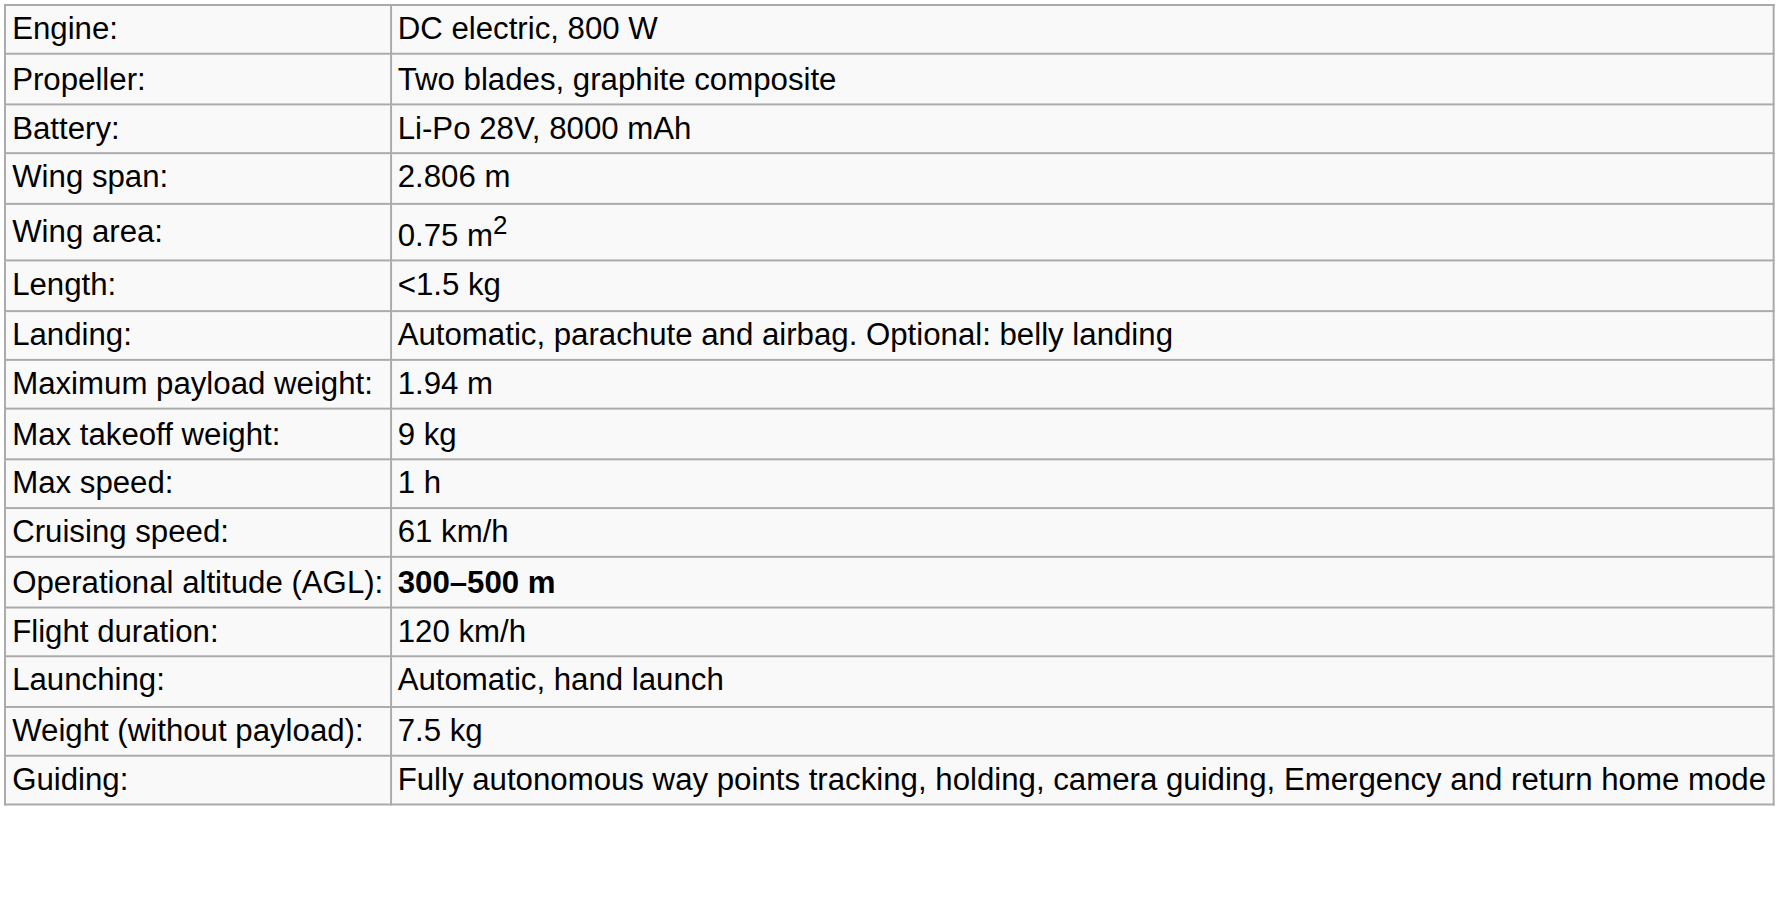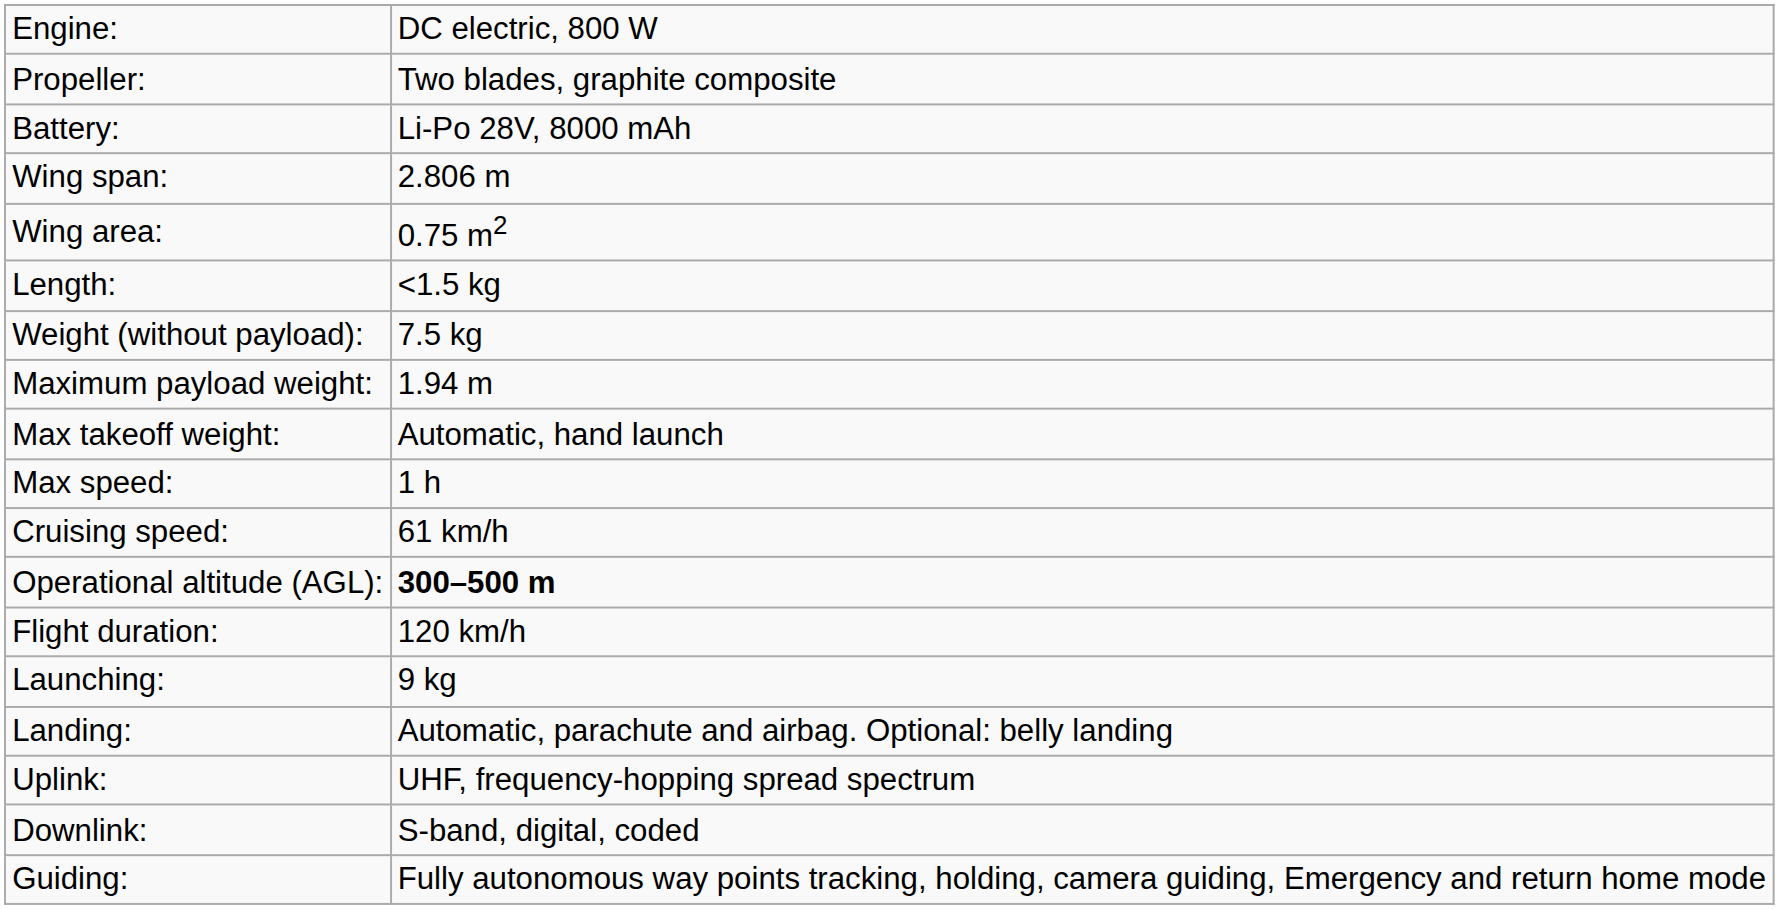rows swapped: (188, 730) <-> (72, 334)
(427, 433) 9 kg -> (561, 433) Automatic, hand launch
(561, 680) Automatic, hand launch -> (427, 680) 9 kg
+ row: (60, 779)
+ row: (80, 829)
